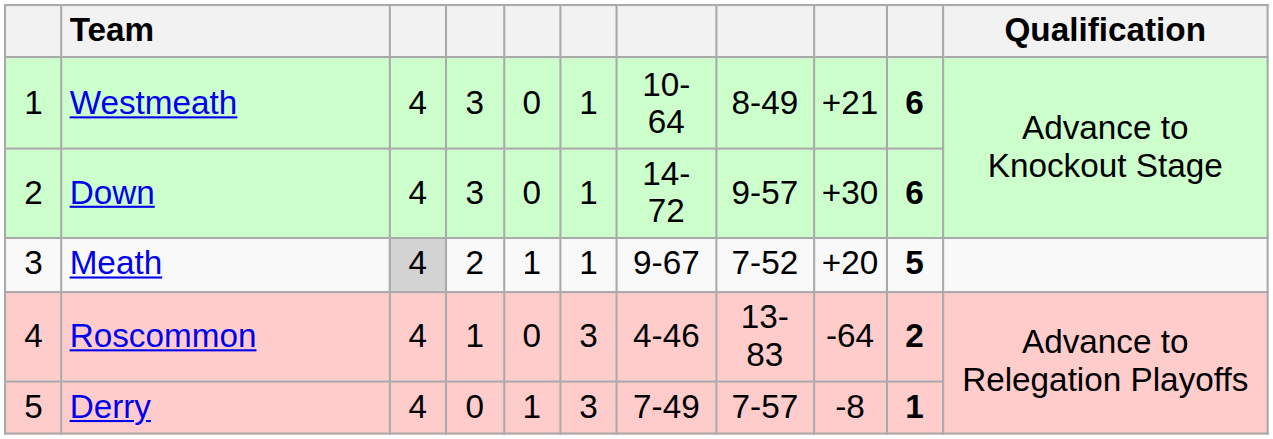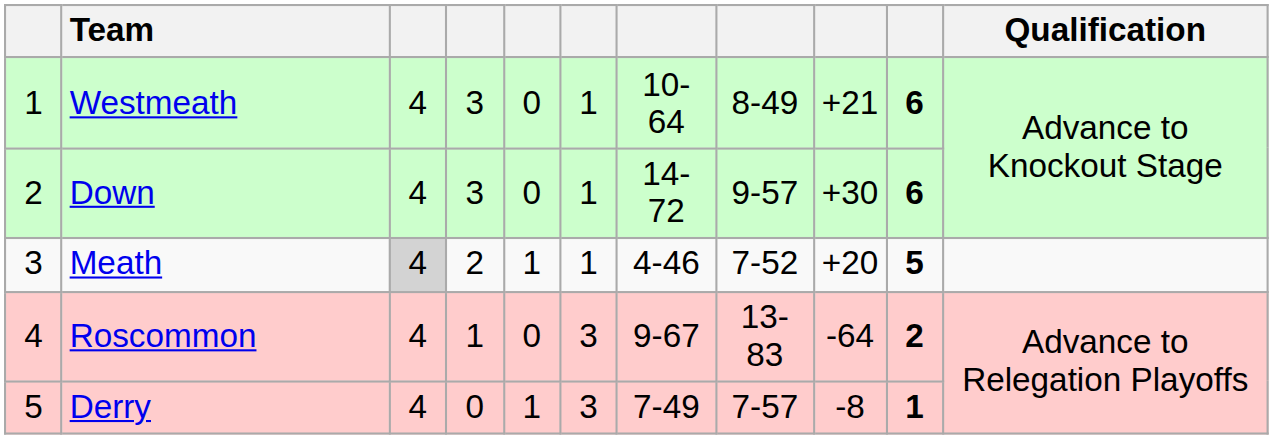(666, 264) 9-67 -> (666, 264) 4-46
(666, 335) 4-46 -> (666, 335) 9-67
